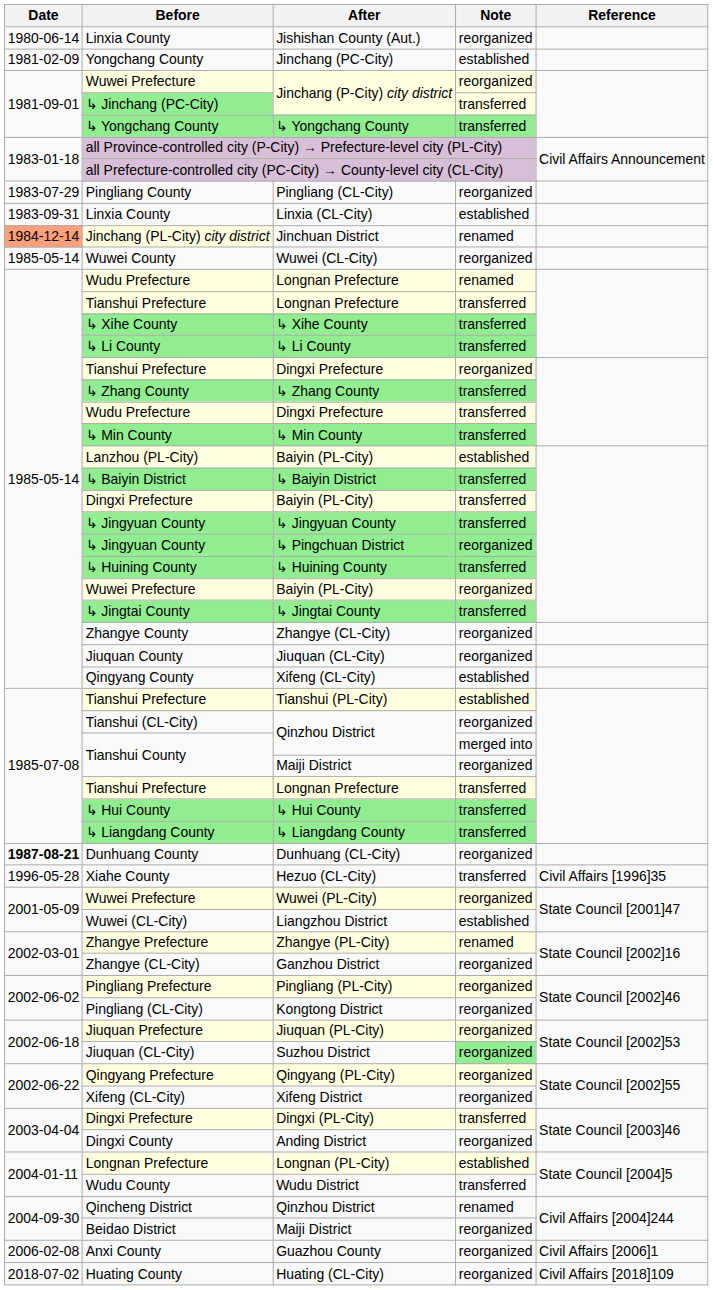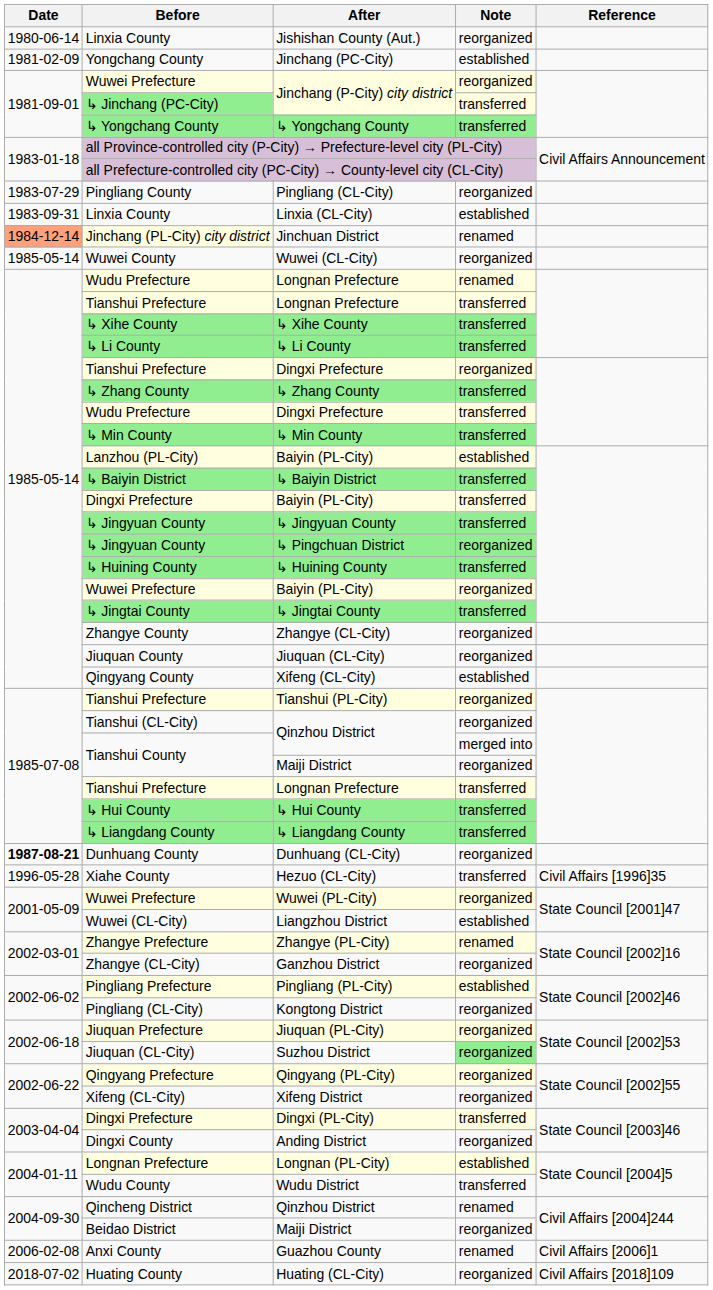(494, 700) established -> (496, 700) reorganized
(496, 987) reorganized -> (494, 987) established
(496, 1252) reorganized -> (486, 1252) renamed
